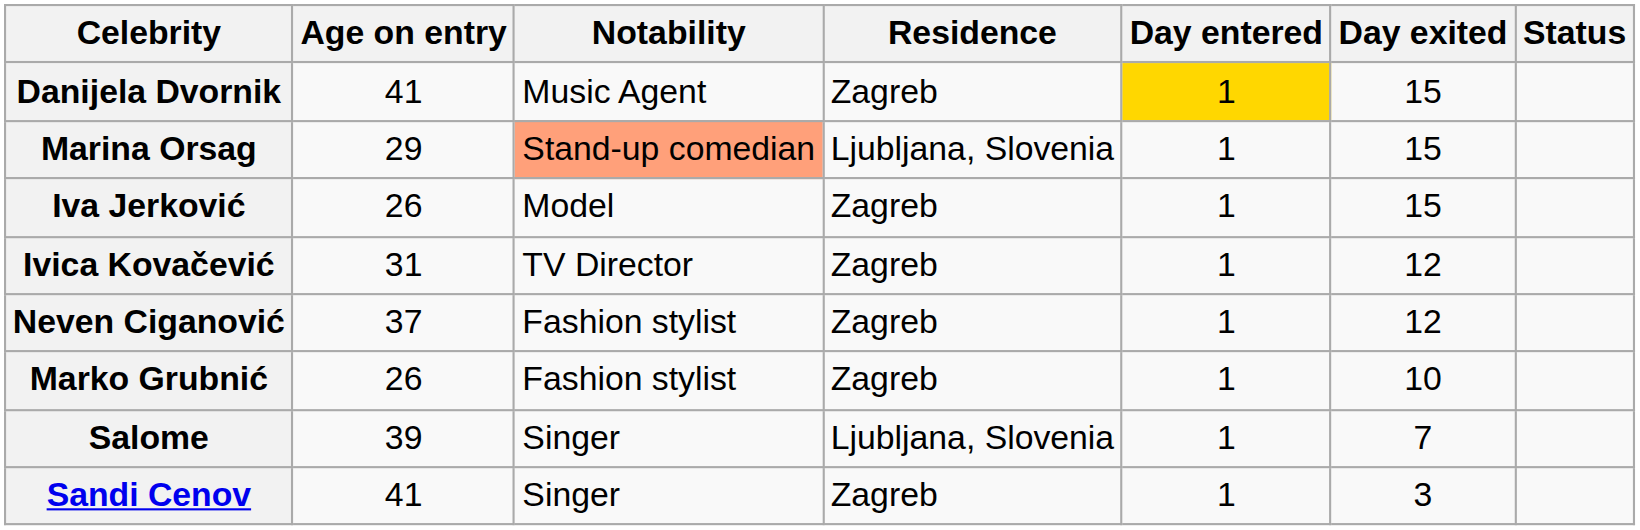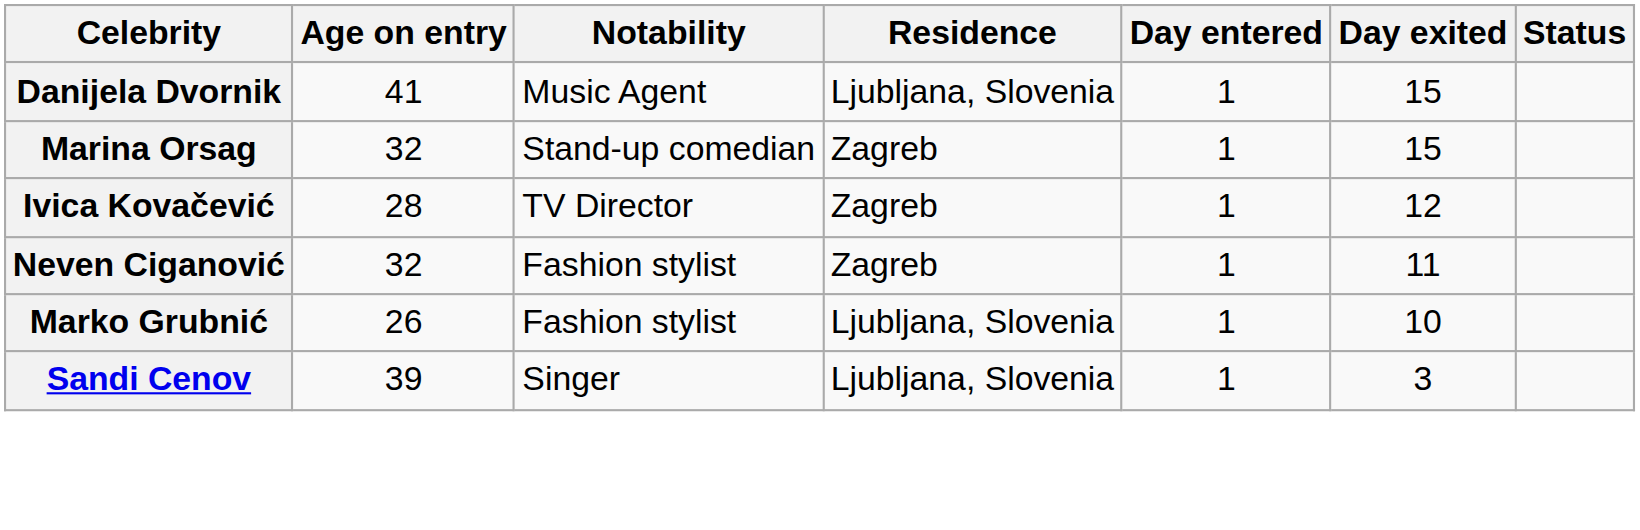(884, 91) Zagreb -> (972, 91) Ljubljana, Slovenia
(1226, 91) gold background -> (1226, 91) no background
(404, 148) 29 -> (404, 148) 32
(669, 148) lightsalmon background -> (669, 148) no background
(972, 148) Ljubljana, Slovenia -> (884, 148) Zagreb
- row: (149, 206)
(404, 264) 31 -> (404, 206) 28
(404, 322) 37 -> (404, 264) 32
(1423, 322) 12 -> (1423, 264) 11
(884, 379) Zagreb -> (972, 322) Ljubljana, Slovenia
- row: (149, 437)
(404, 495) 41 -> (404, 379) 39
(884, 495) Zagreb -> (972, 379) Ljubljana, Slovenia
